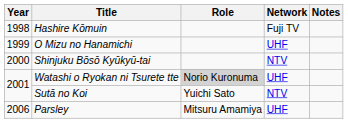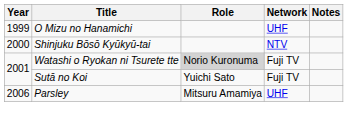- row: (71, 28)
(277, 77) UHF -> (283, 61) Fuji TV
(277, 93) NTV -> (283, 77) Fuji TV
